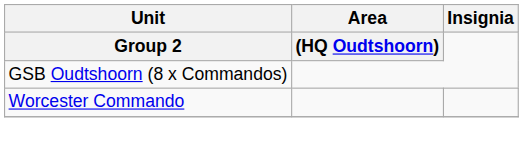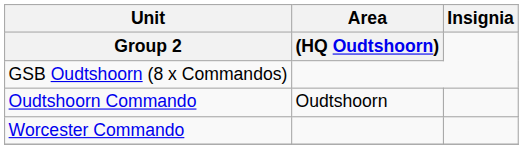+ row: (103, 102)
